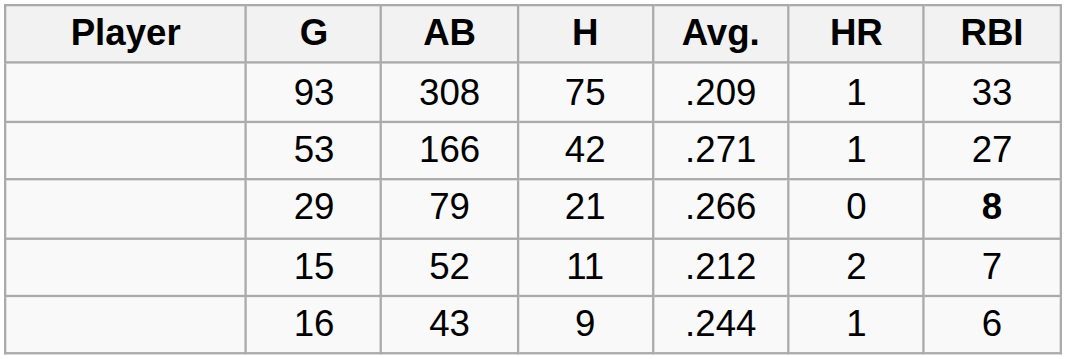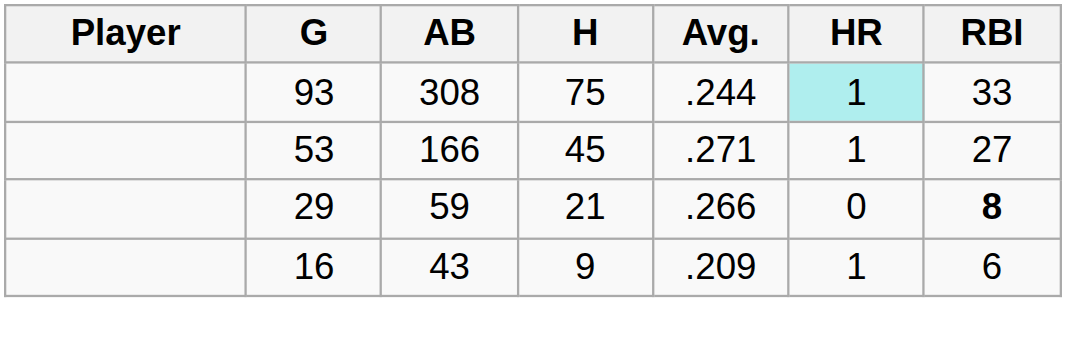(721, 91) .209 -> (721, 91) .244
(856, 91) no background -> (856, 91) paleturquoise background
(585, 149) 42 -> (585, 149) 45
(450, 207) 79 -> (450, 207) 59
- row: (314, 265)
(721, 324) .244 -> (721, 265) .209
